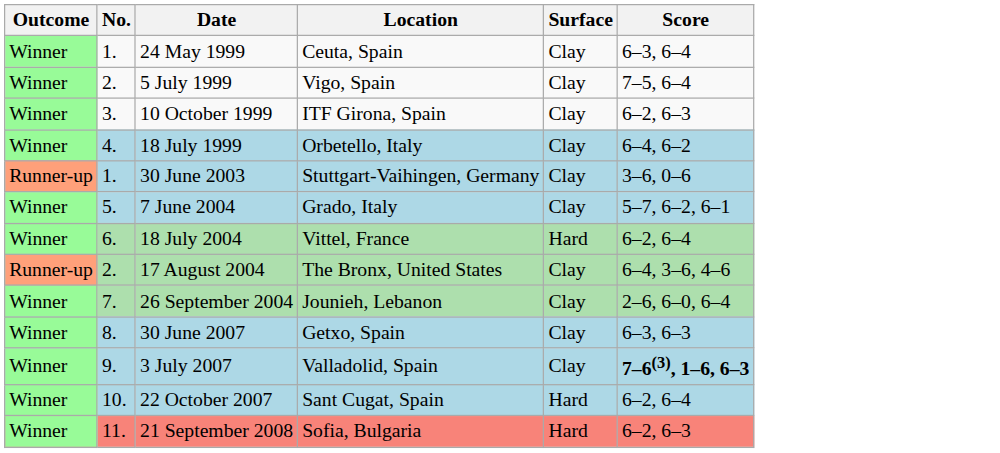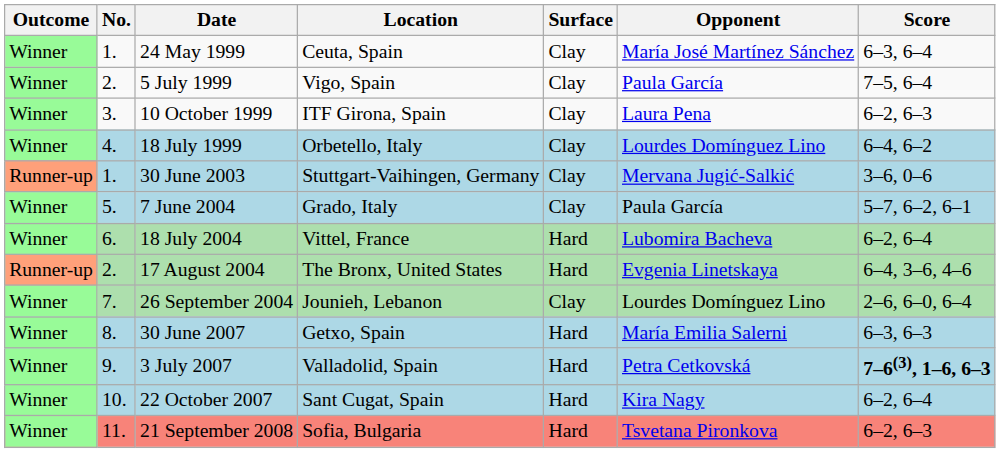+ column: (738, 20)
(567, 269) Clay -> (568, 269) Hard
(567, 332) Clay -> (568, 332) Hard
(567, 366) Clay -> (568, 366) Hard
